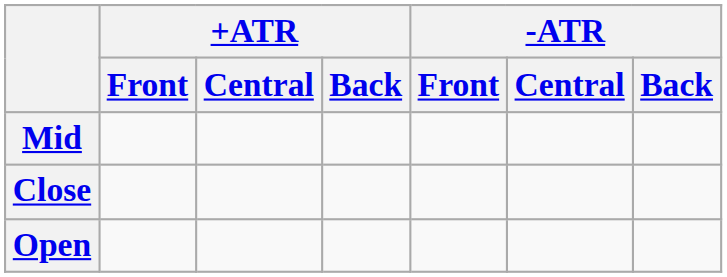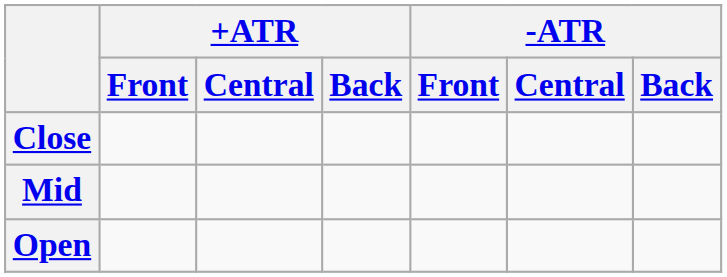rows swapped: (52, 191) <-> (52, 137)
